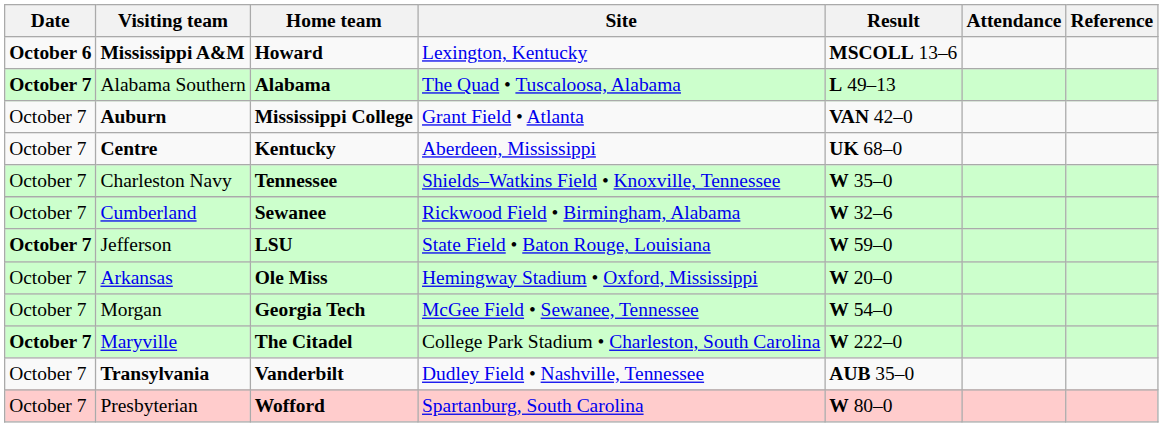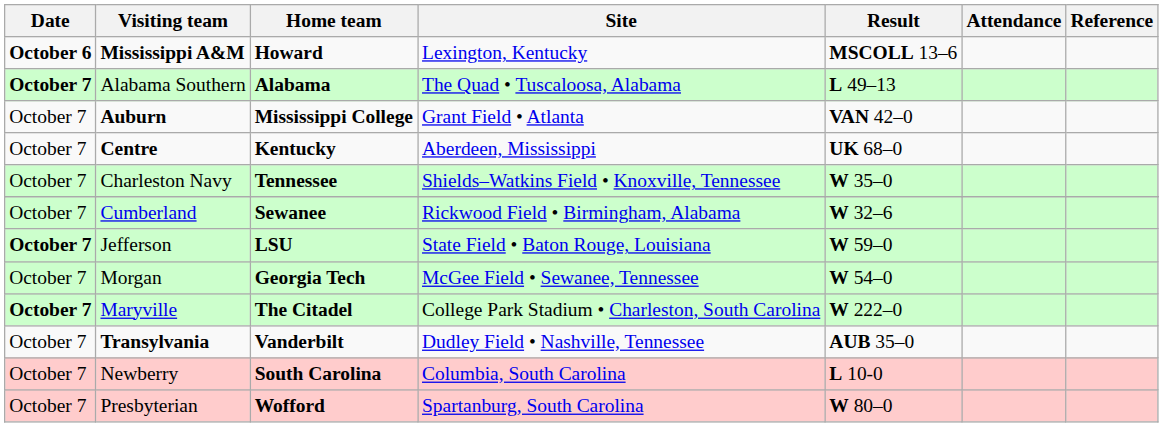- row: (137, 277)
+ row: (139, 373)
